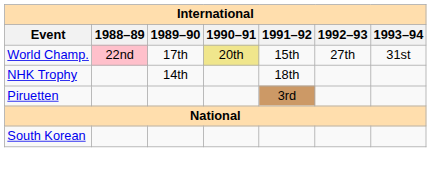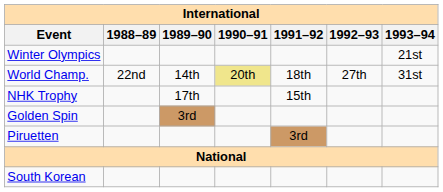+ row: (54, 55)
(120, 55) pink background -> (131, 75) no background
(175, 55) 17th -> (187, 75) 14th
(287, 55) 15th -> (299, 75) 18th
(175, 75) 14th -> (187, 95) 17th
(287, 75) 18th -> (299, 95) 15th
+ row: (43, 116)
